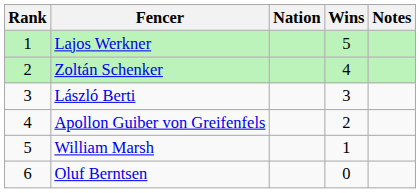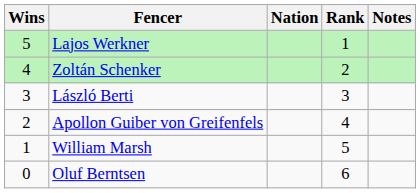columns swapped: (28, 17) <-> (346, 17)
